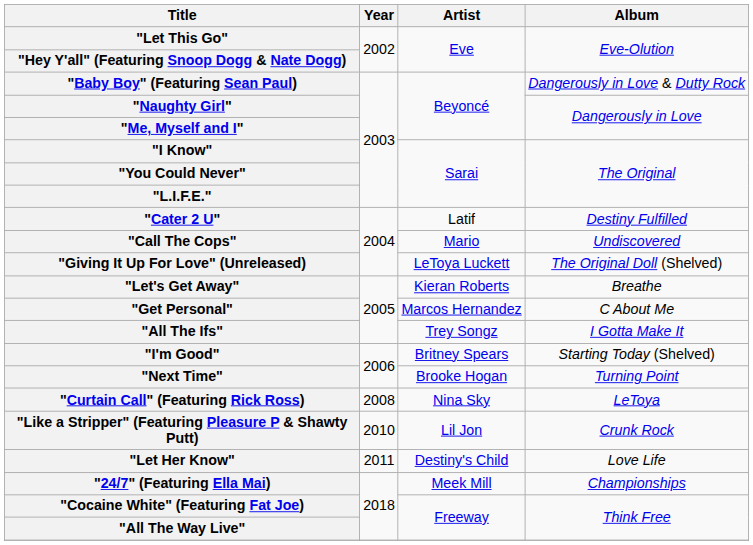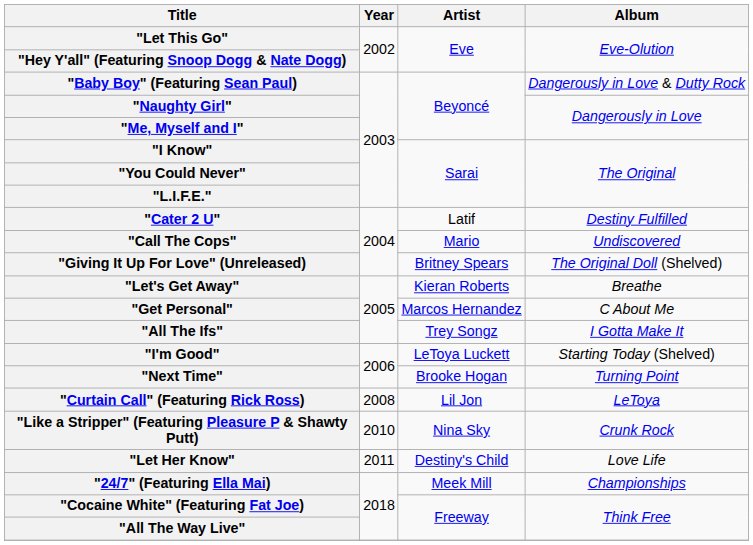(462, 264) LeToya Luckett -> (462, 264) Britney Spears
(462, 354) Britney Spears -> (462, 354) LeToya Luckett
(462, 399) Nina Sky -> (462, 399) Lil Jon
(462, 430) Lil Jon -> (462, 430) Nina Sky
